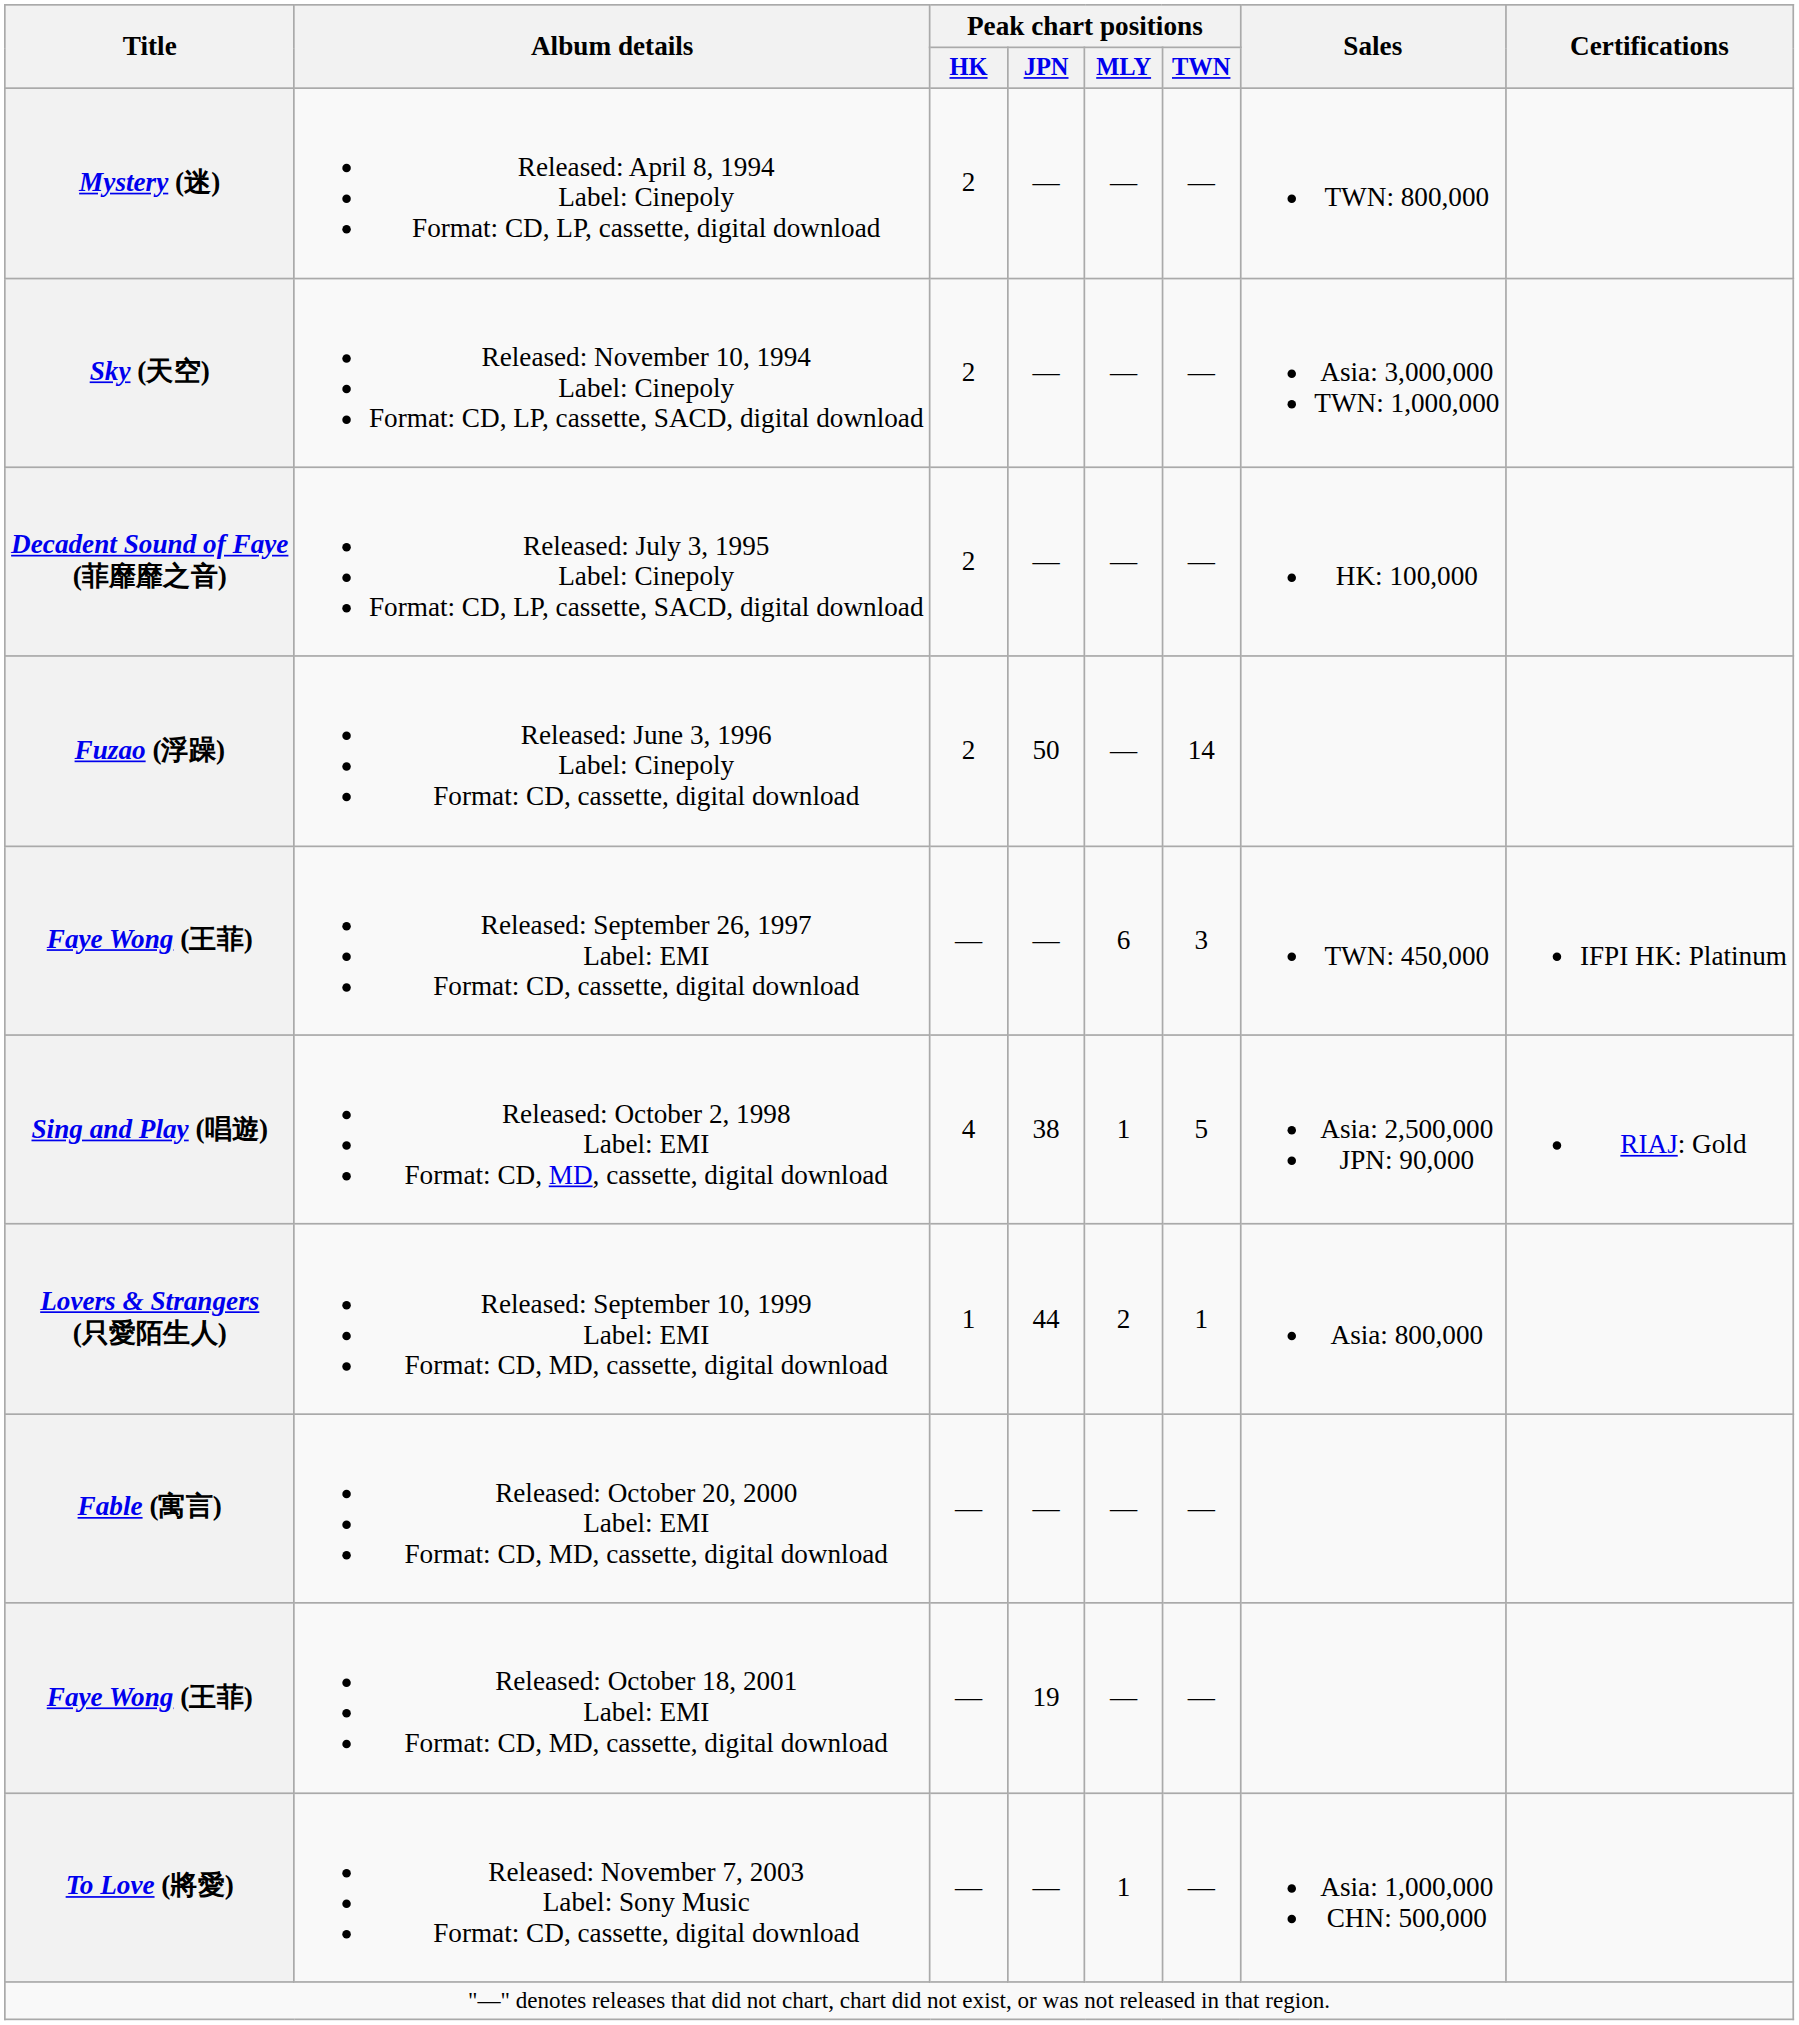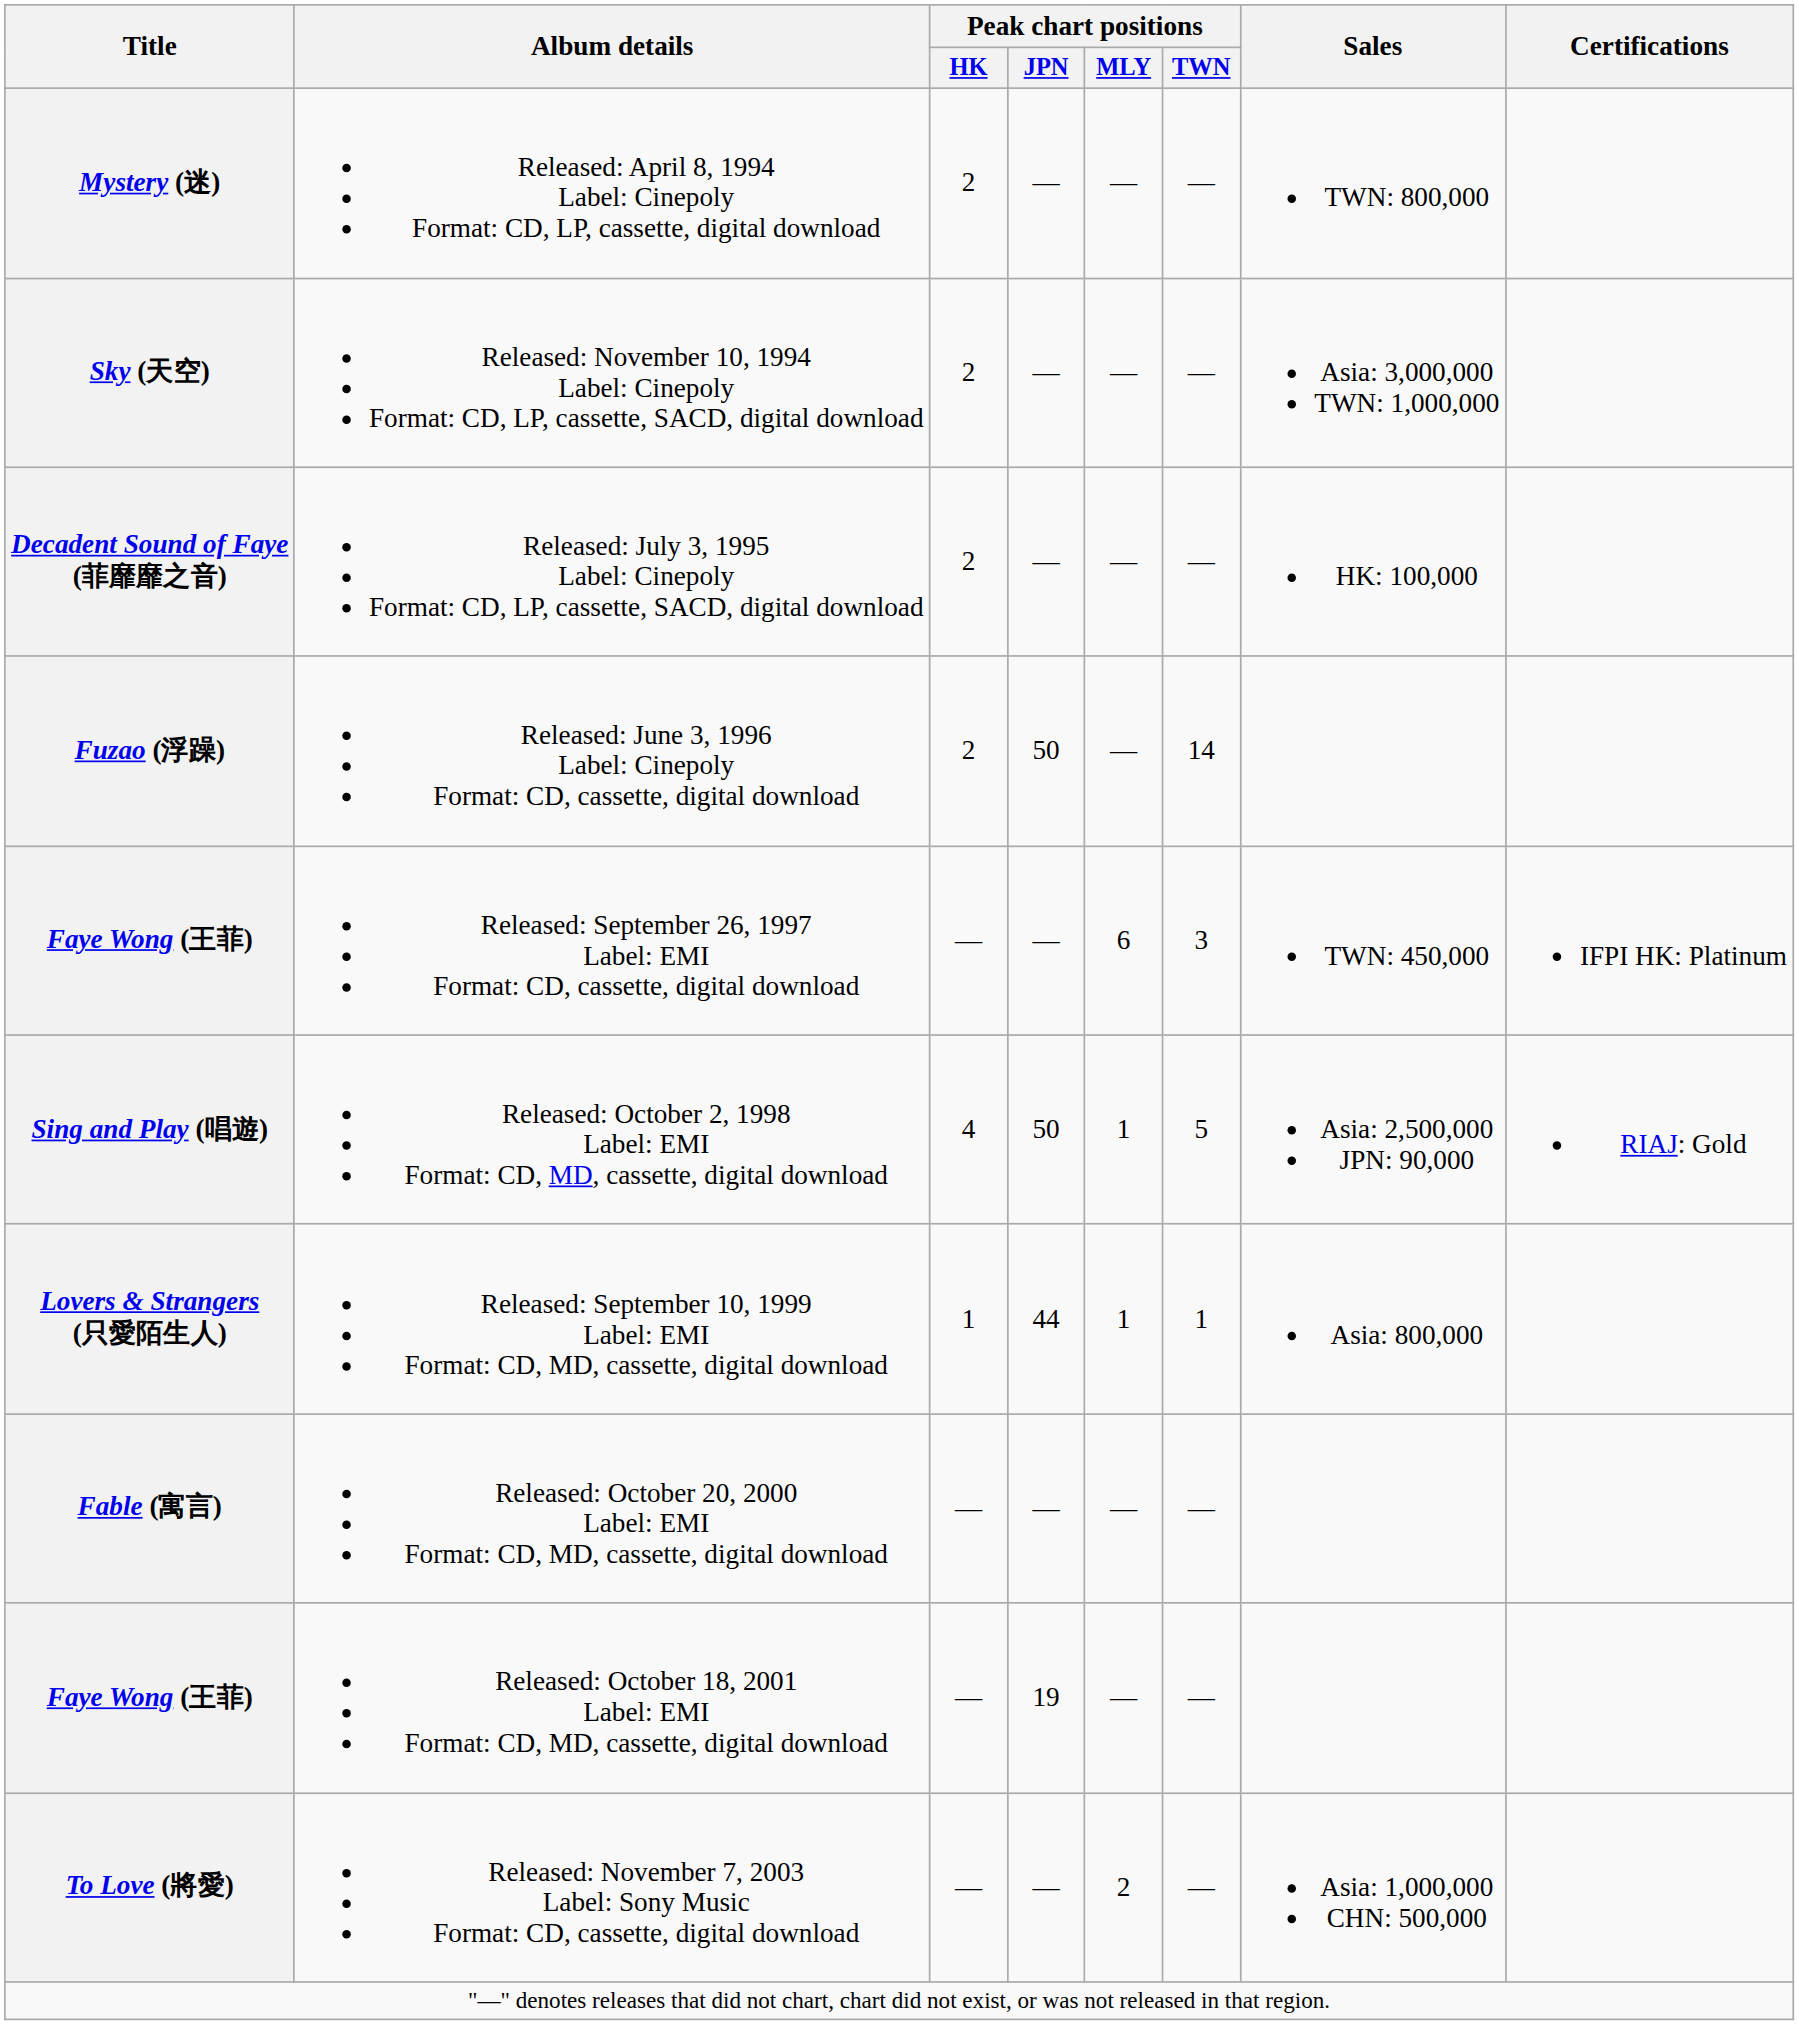(1046, 1129) 38 -> (1046, 1129) 50
(1124, 1318) 2 -> (1124, 1318) 1
(1124, 1886) 1 -> (1124, 1886) 2
